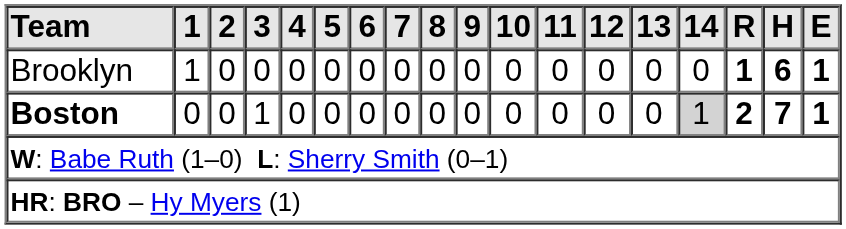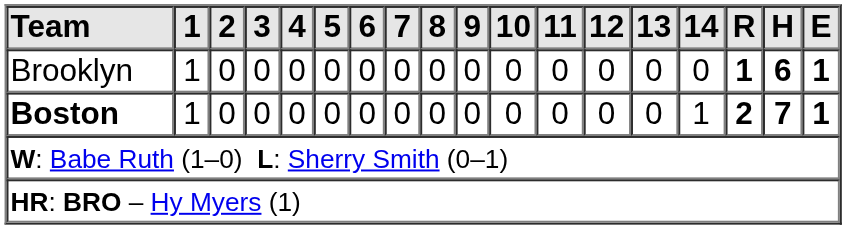(192, 113) 0 -> (192, 113) 1
(262, 113) 1 -> (262, 113) 0
(701, 113) lightgrey background -> (701, 113) no background
